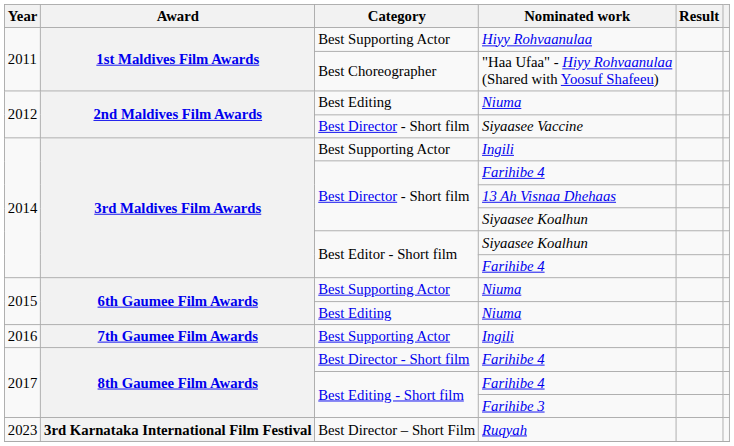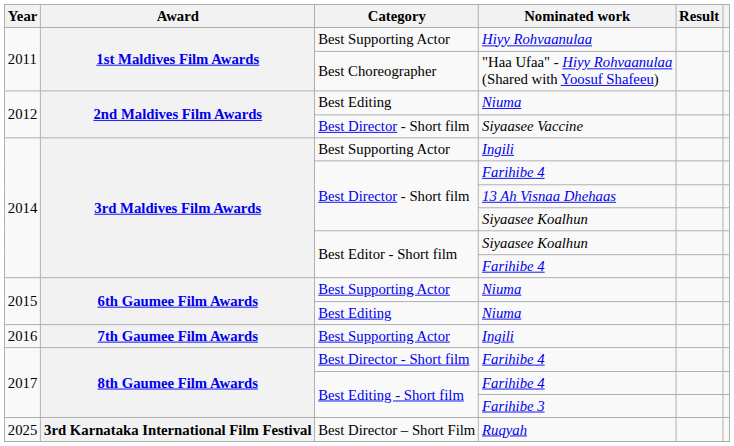(23, 429) 2023 -> (23, 429) 2025
